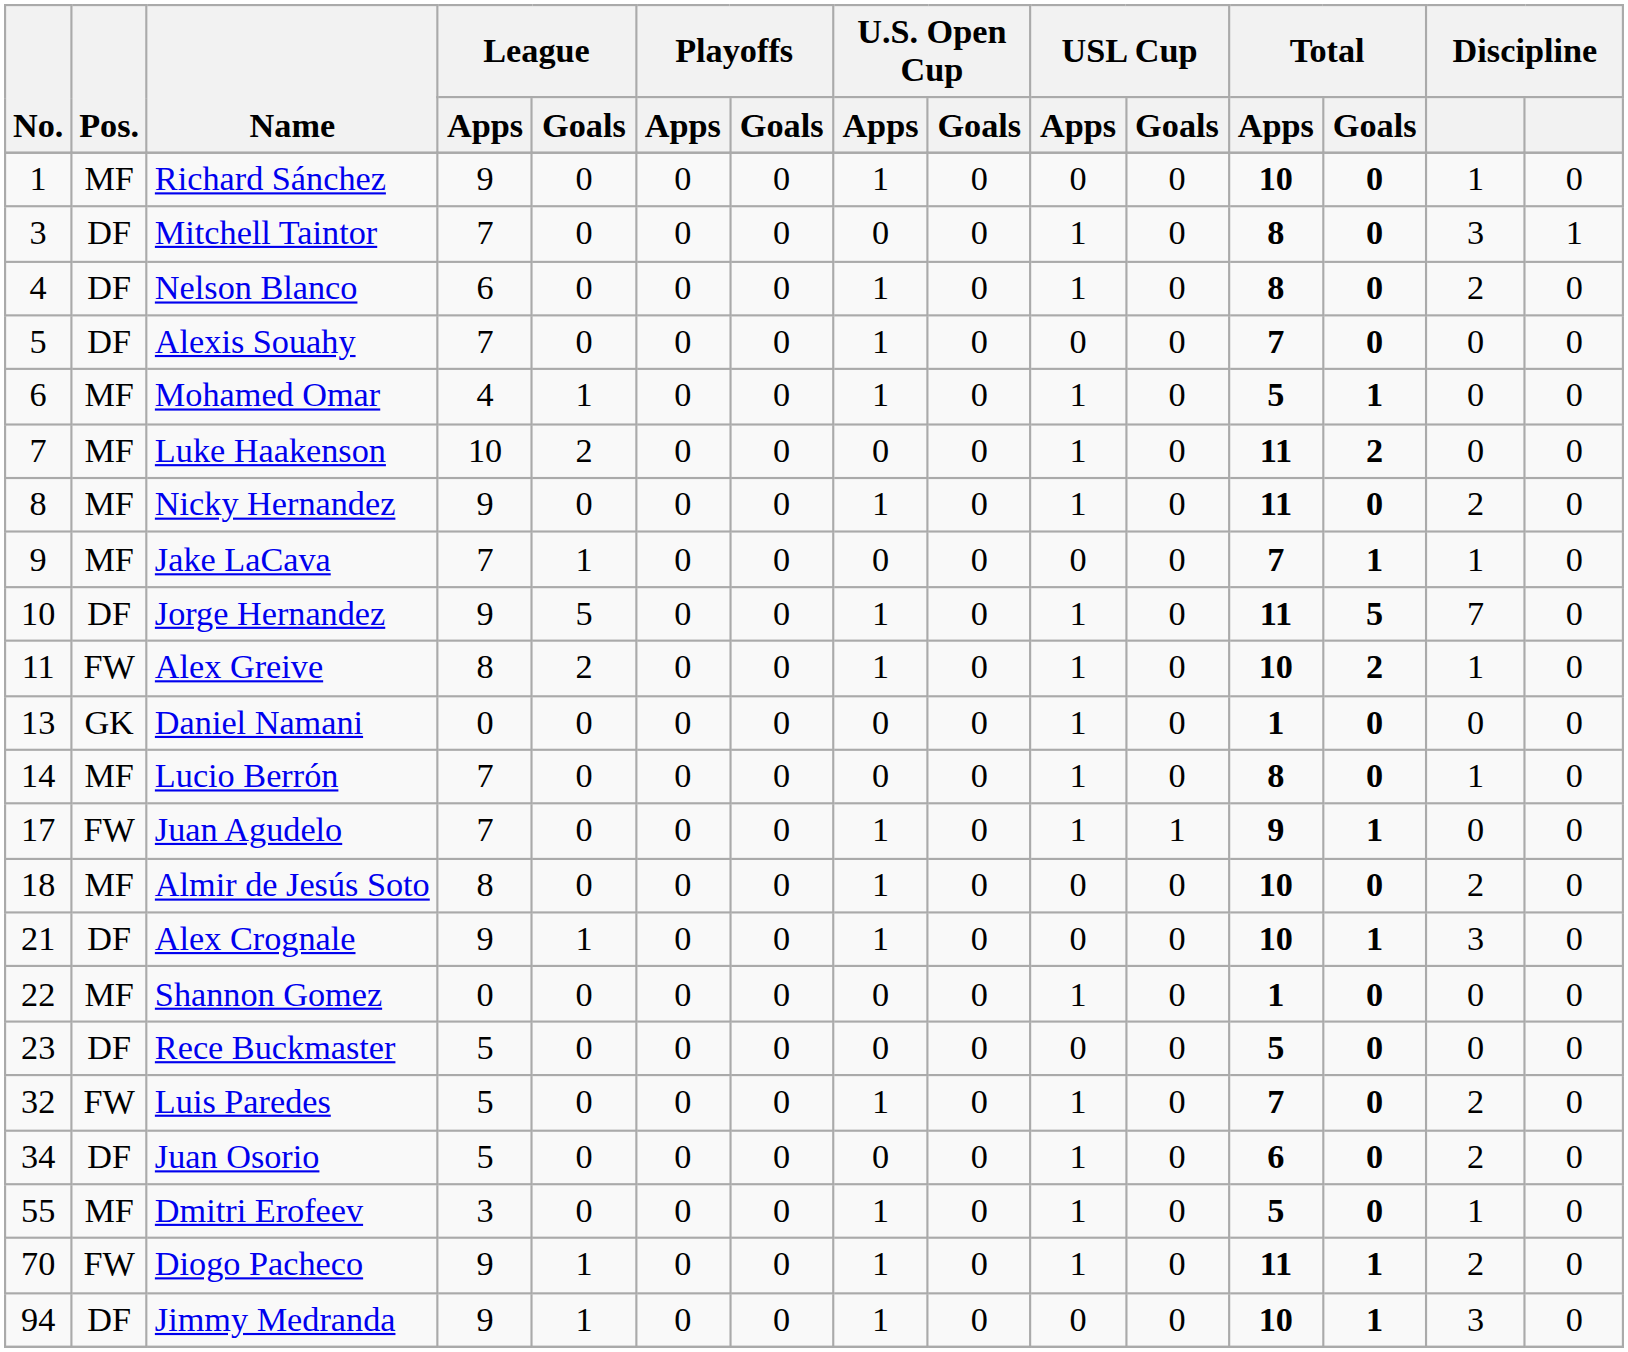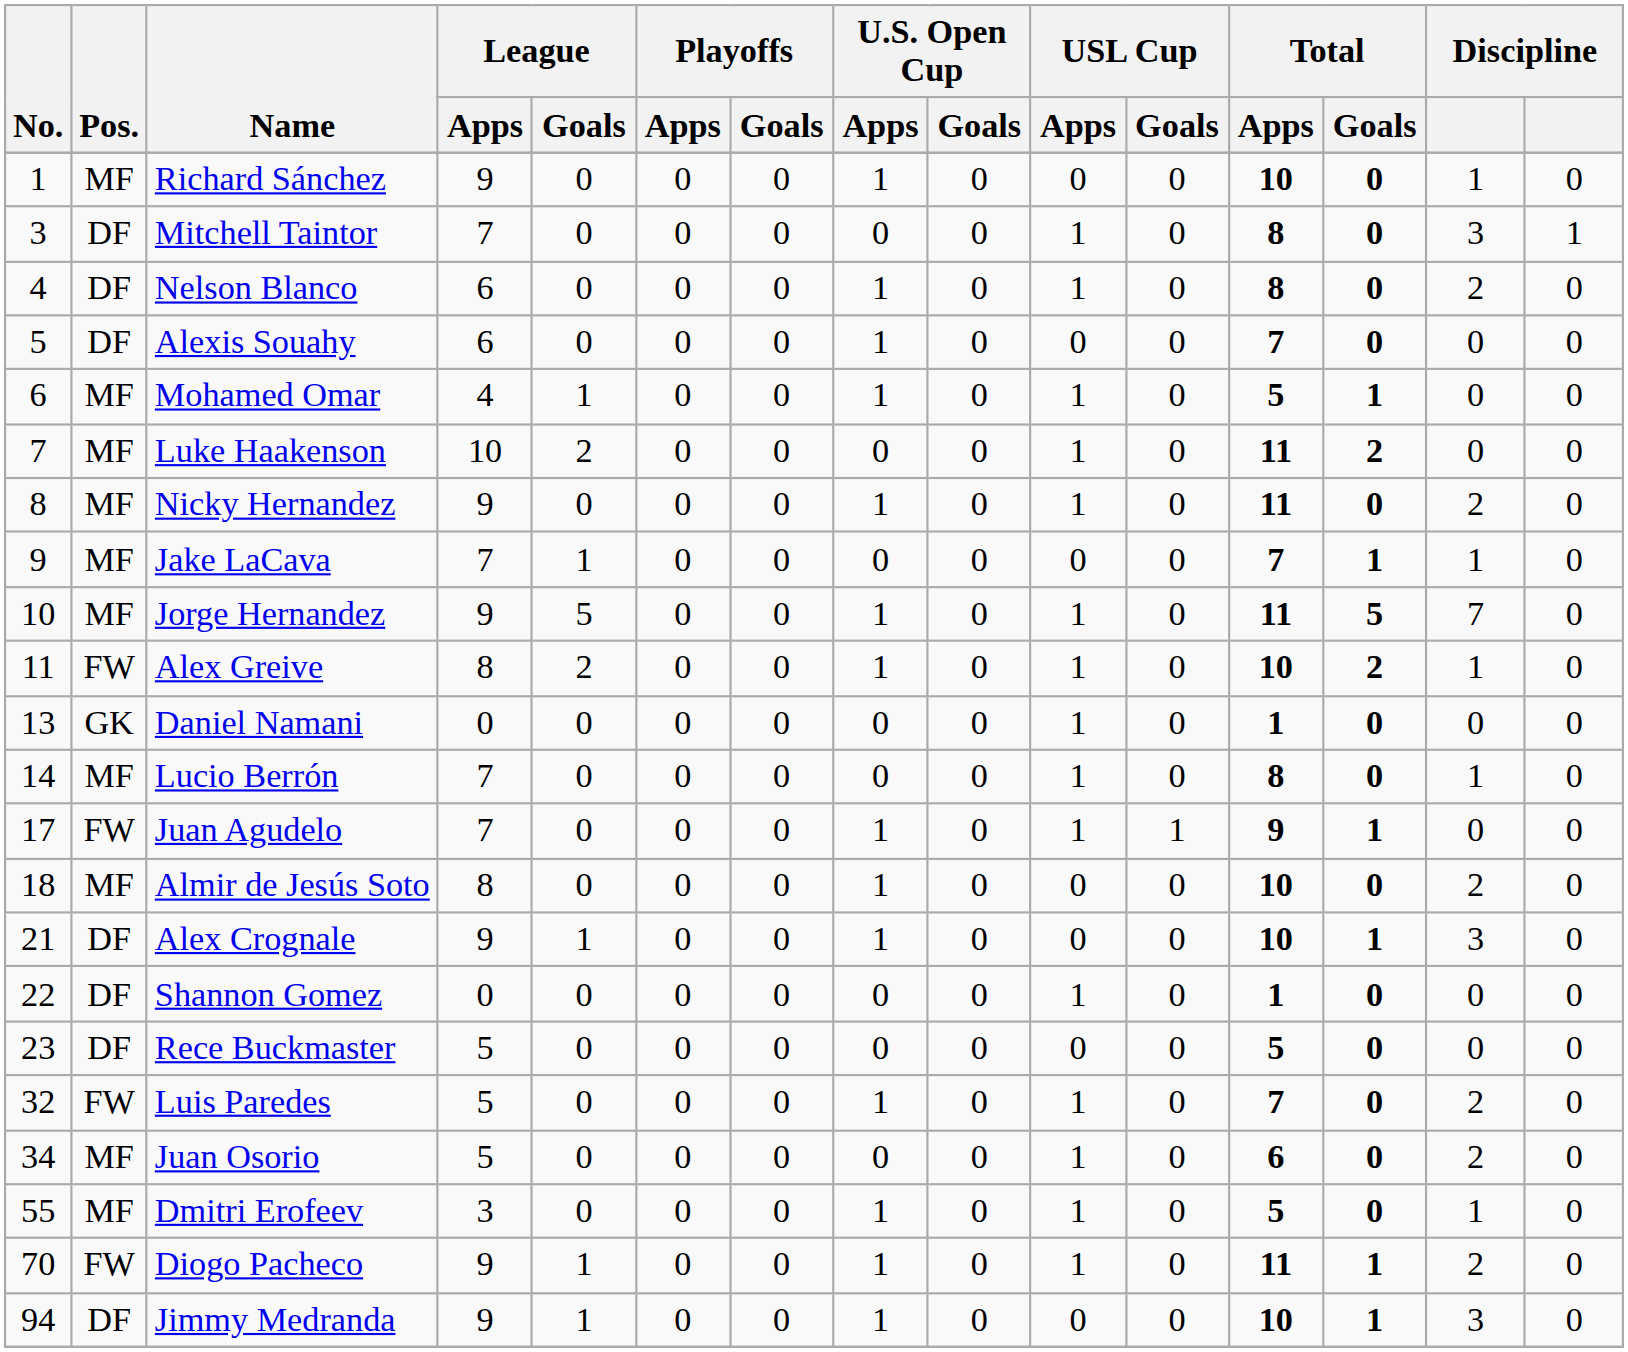(485, 341) 7 -> (485, 341) 6
(109, 613) DF -> (109, 613) MF
(109, 993) MF -> (109, 993) DF
(109, 1156) DF -> (109, 1156) MF
